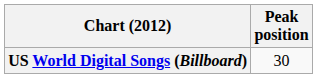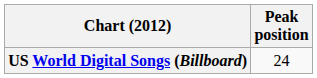(282, 60) 30 -> (282, 60) 24
